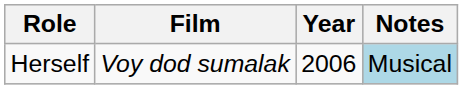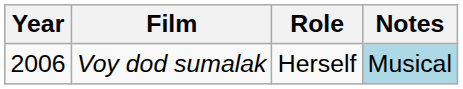columns swapped: (329, 24) <-> (50, 24)
